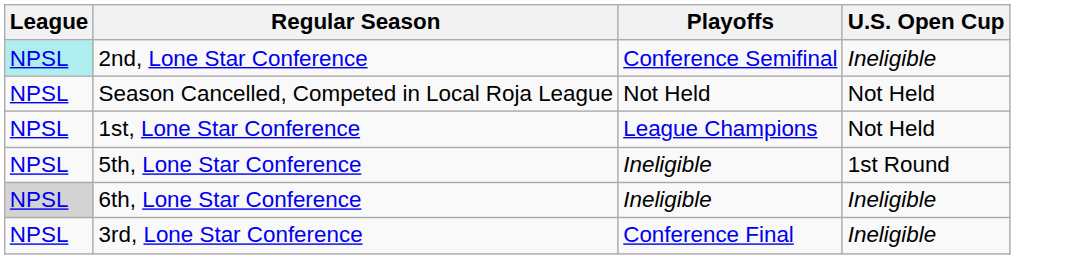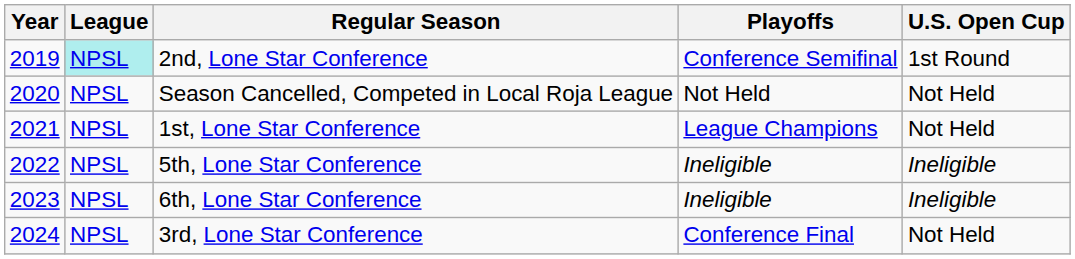+ column: (35, 22)
(892, 57) Ineligible -> (959, 57) 1st Round
(899, 164) 1st Round -> (952, 164) Ineligible
(39, 199) lightgrey background -> (99, 199) no background
(892, 235) Ineligible -> (951, 235) Not Held
